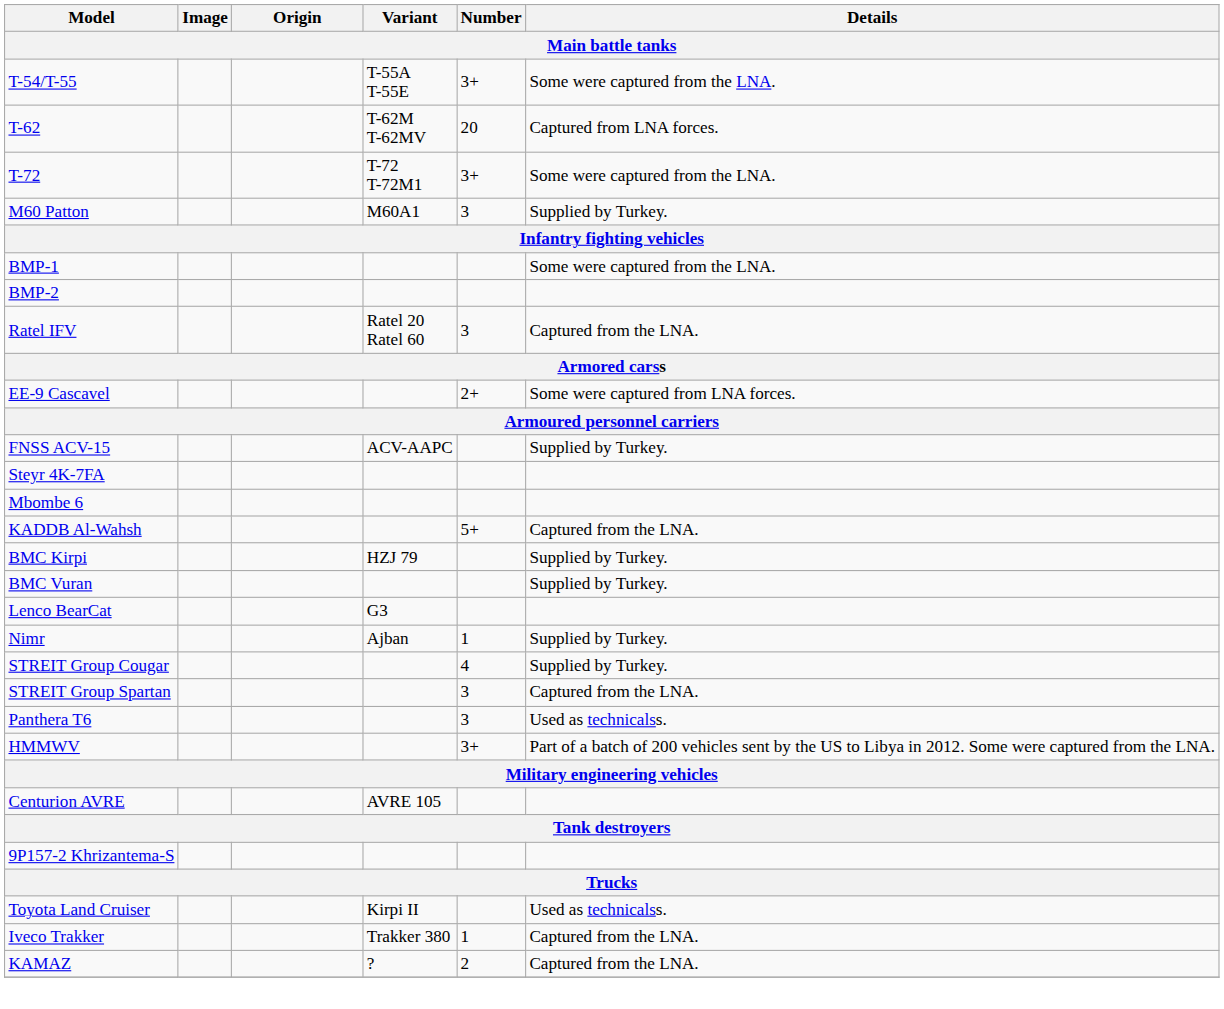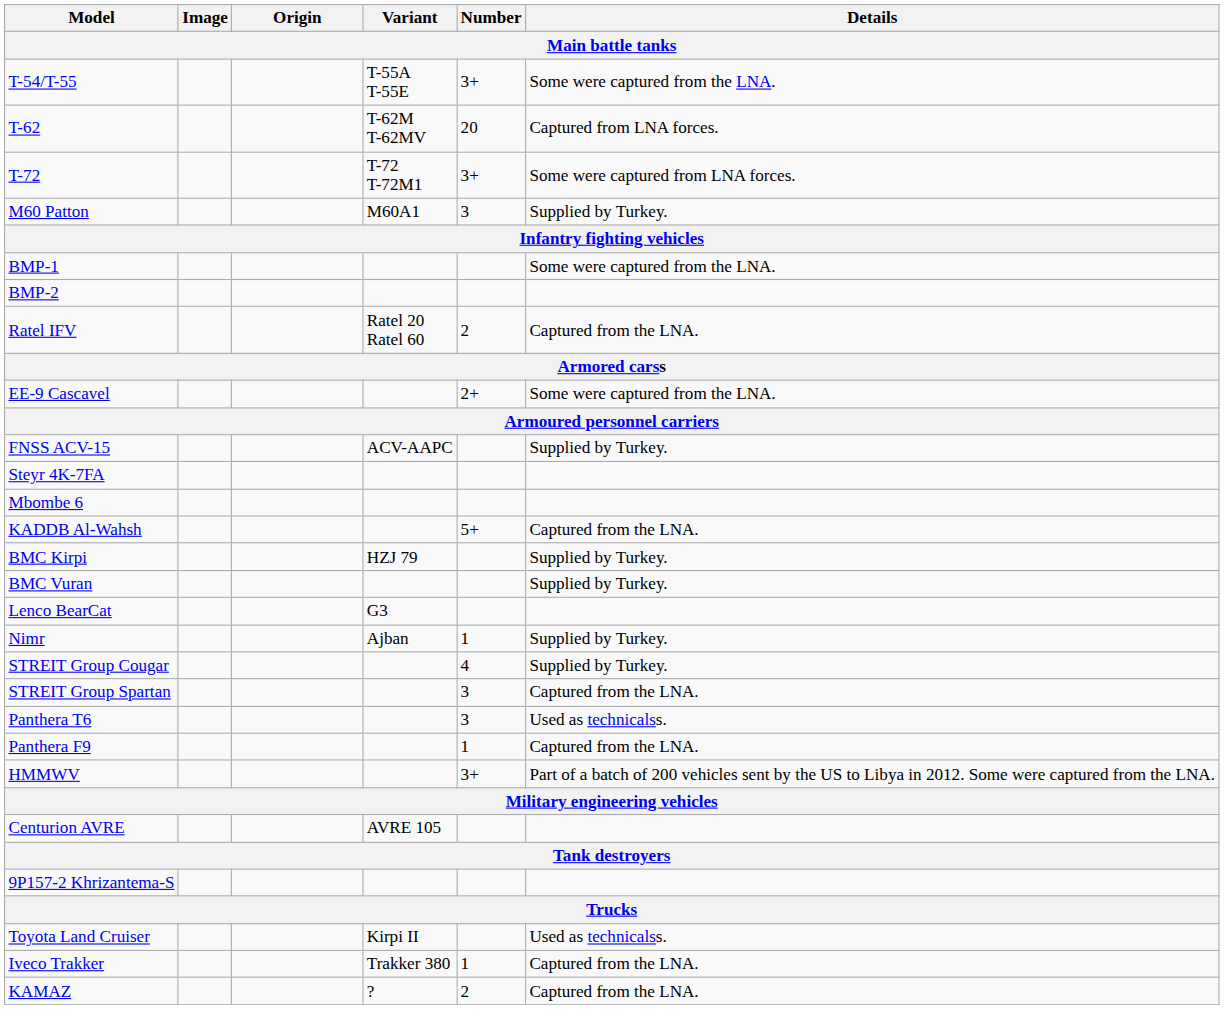(653, 174) Some were captured from the LNA. -> (662, 174) Some were captured from LNA forces.
(465, 329) 3 -> (465, 329) 2
(662, 393) Some were captured from LNA forces. -> (653, 393) Some were captured from the LNA.
+ row: (50, 746)
